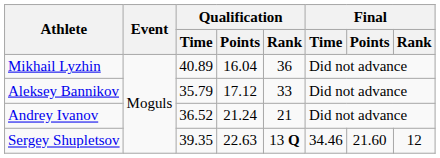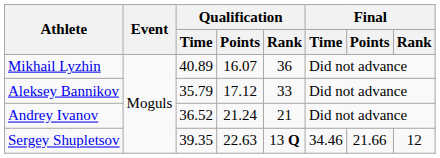(240, 66) 16.04 -> (240, 66) 16.07
(370, 140) 21.60 -> (370, 140) 21.66
